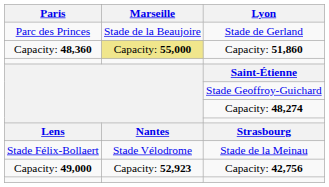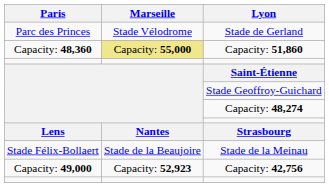(152, 31) Stade de la Beaujoire -> (152, 31) Stade Vélodrome
(152, 150) Stade Vélodrome -> (152, 150) Stade de la Beaujoire
